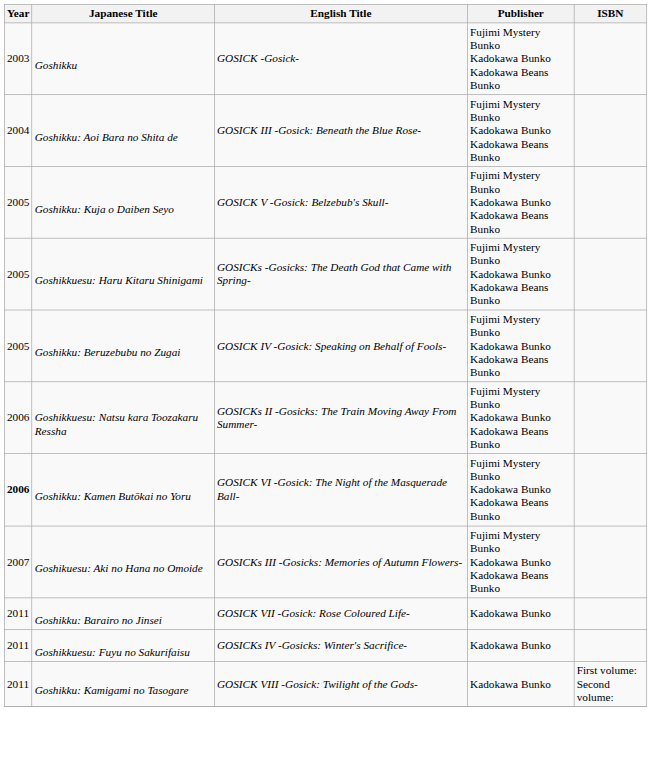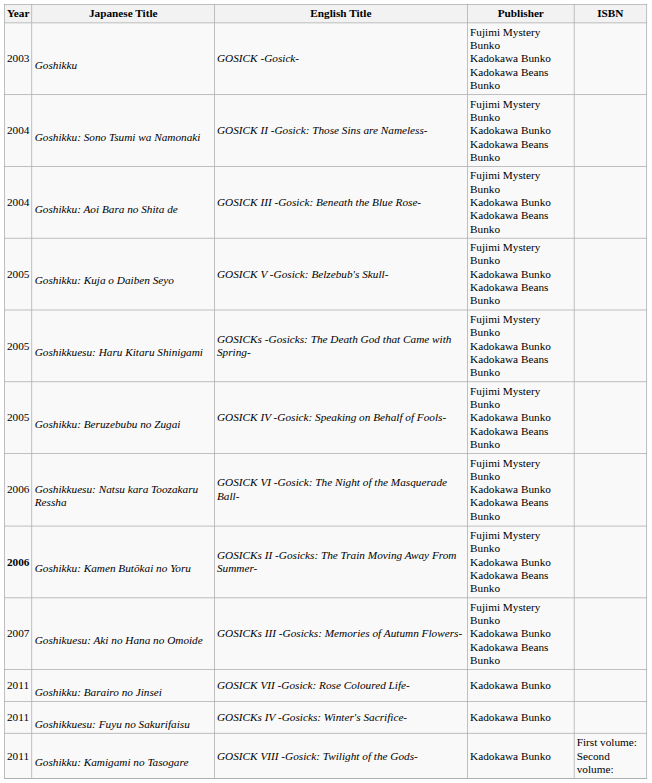+ row: (118, 137)
(337, 418) GOSICKs II -Gosicks: The Train Moving Away From Summer- -> (332, 490) GOSICK VI -Gosick: The Night of the Masquerade Ball-
(332, 490) GOSICK VI -Gosick: The Night of the Masquerade Ball- -> (337, 561) GOSICKs II -Gosicks: The Train Moving Away From Summer-
